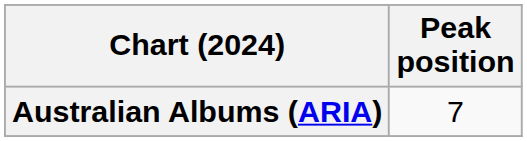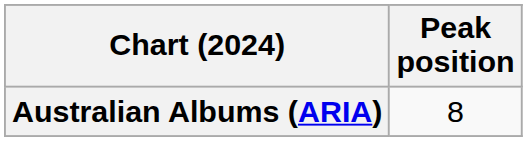(456, 111) 7 -> (456, 111) 8
